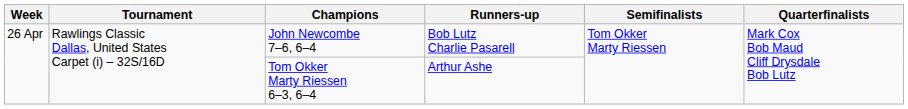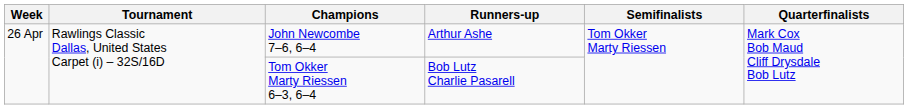(471, 41) Bob Lutz Charlie Pasarell -> (460, 34) Arthur Ashe
(460, 67) Arthur Ashe -> (471, 74) Bob Lutz Charlie Pasarell
